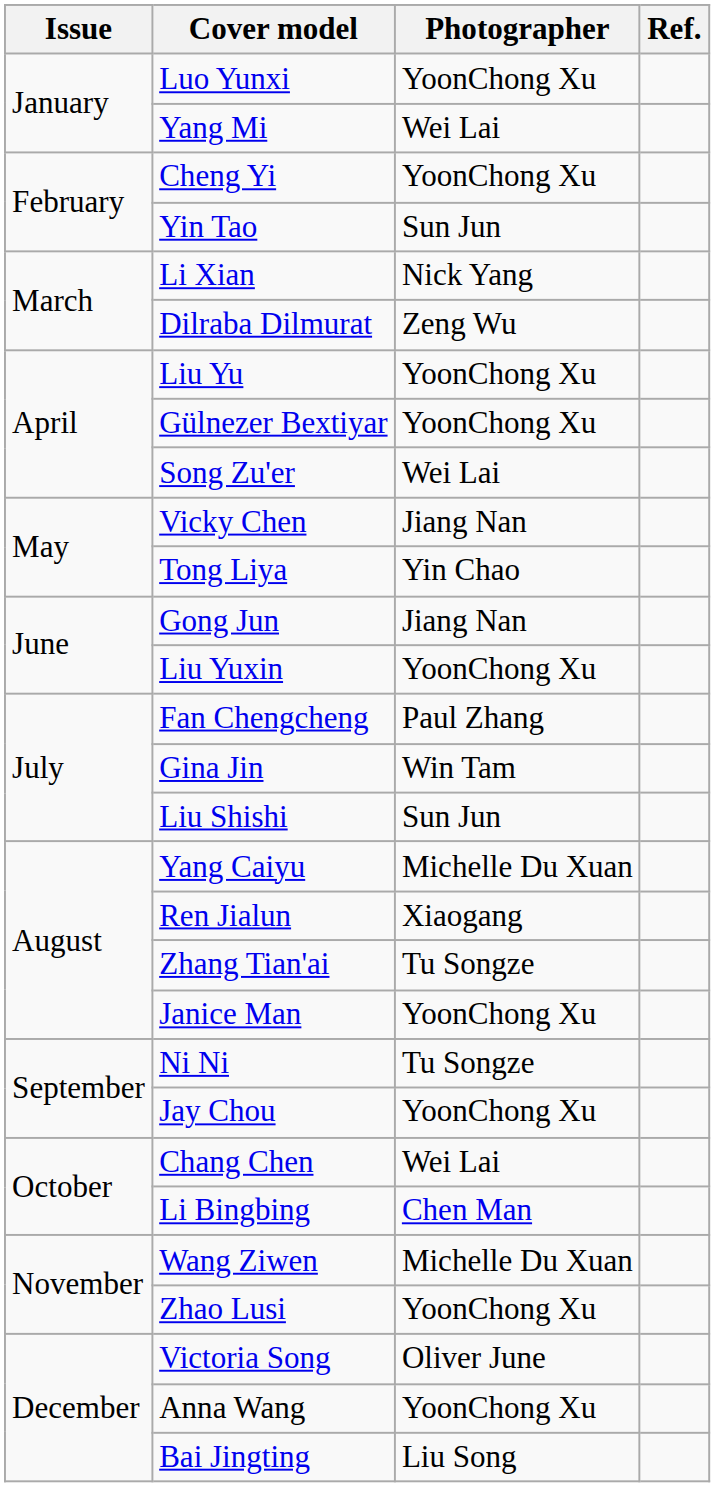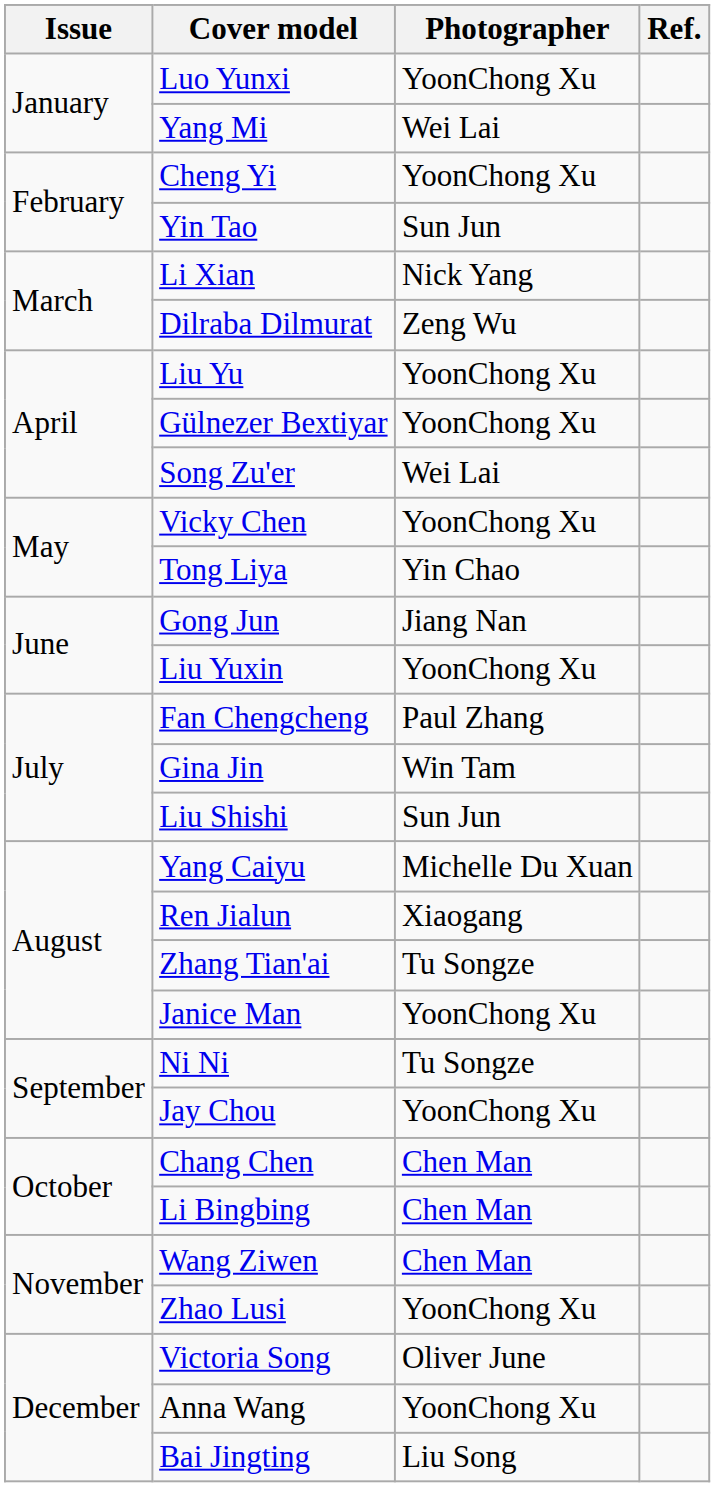(464, 521) Jiang Nan -> (499, 521) YoonChong Xu
(451, 1161) Wei Lai -> (467, 1161) Chen Man
(517, 1259) Michelle Du Xuan -> (467, 1259) Chen Man
